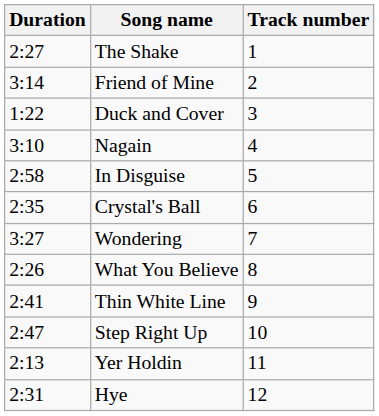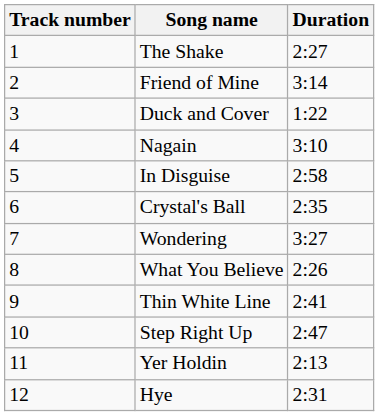columns swapped: (308, 20) <-> (47, 20)
